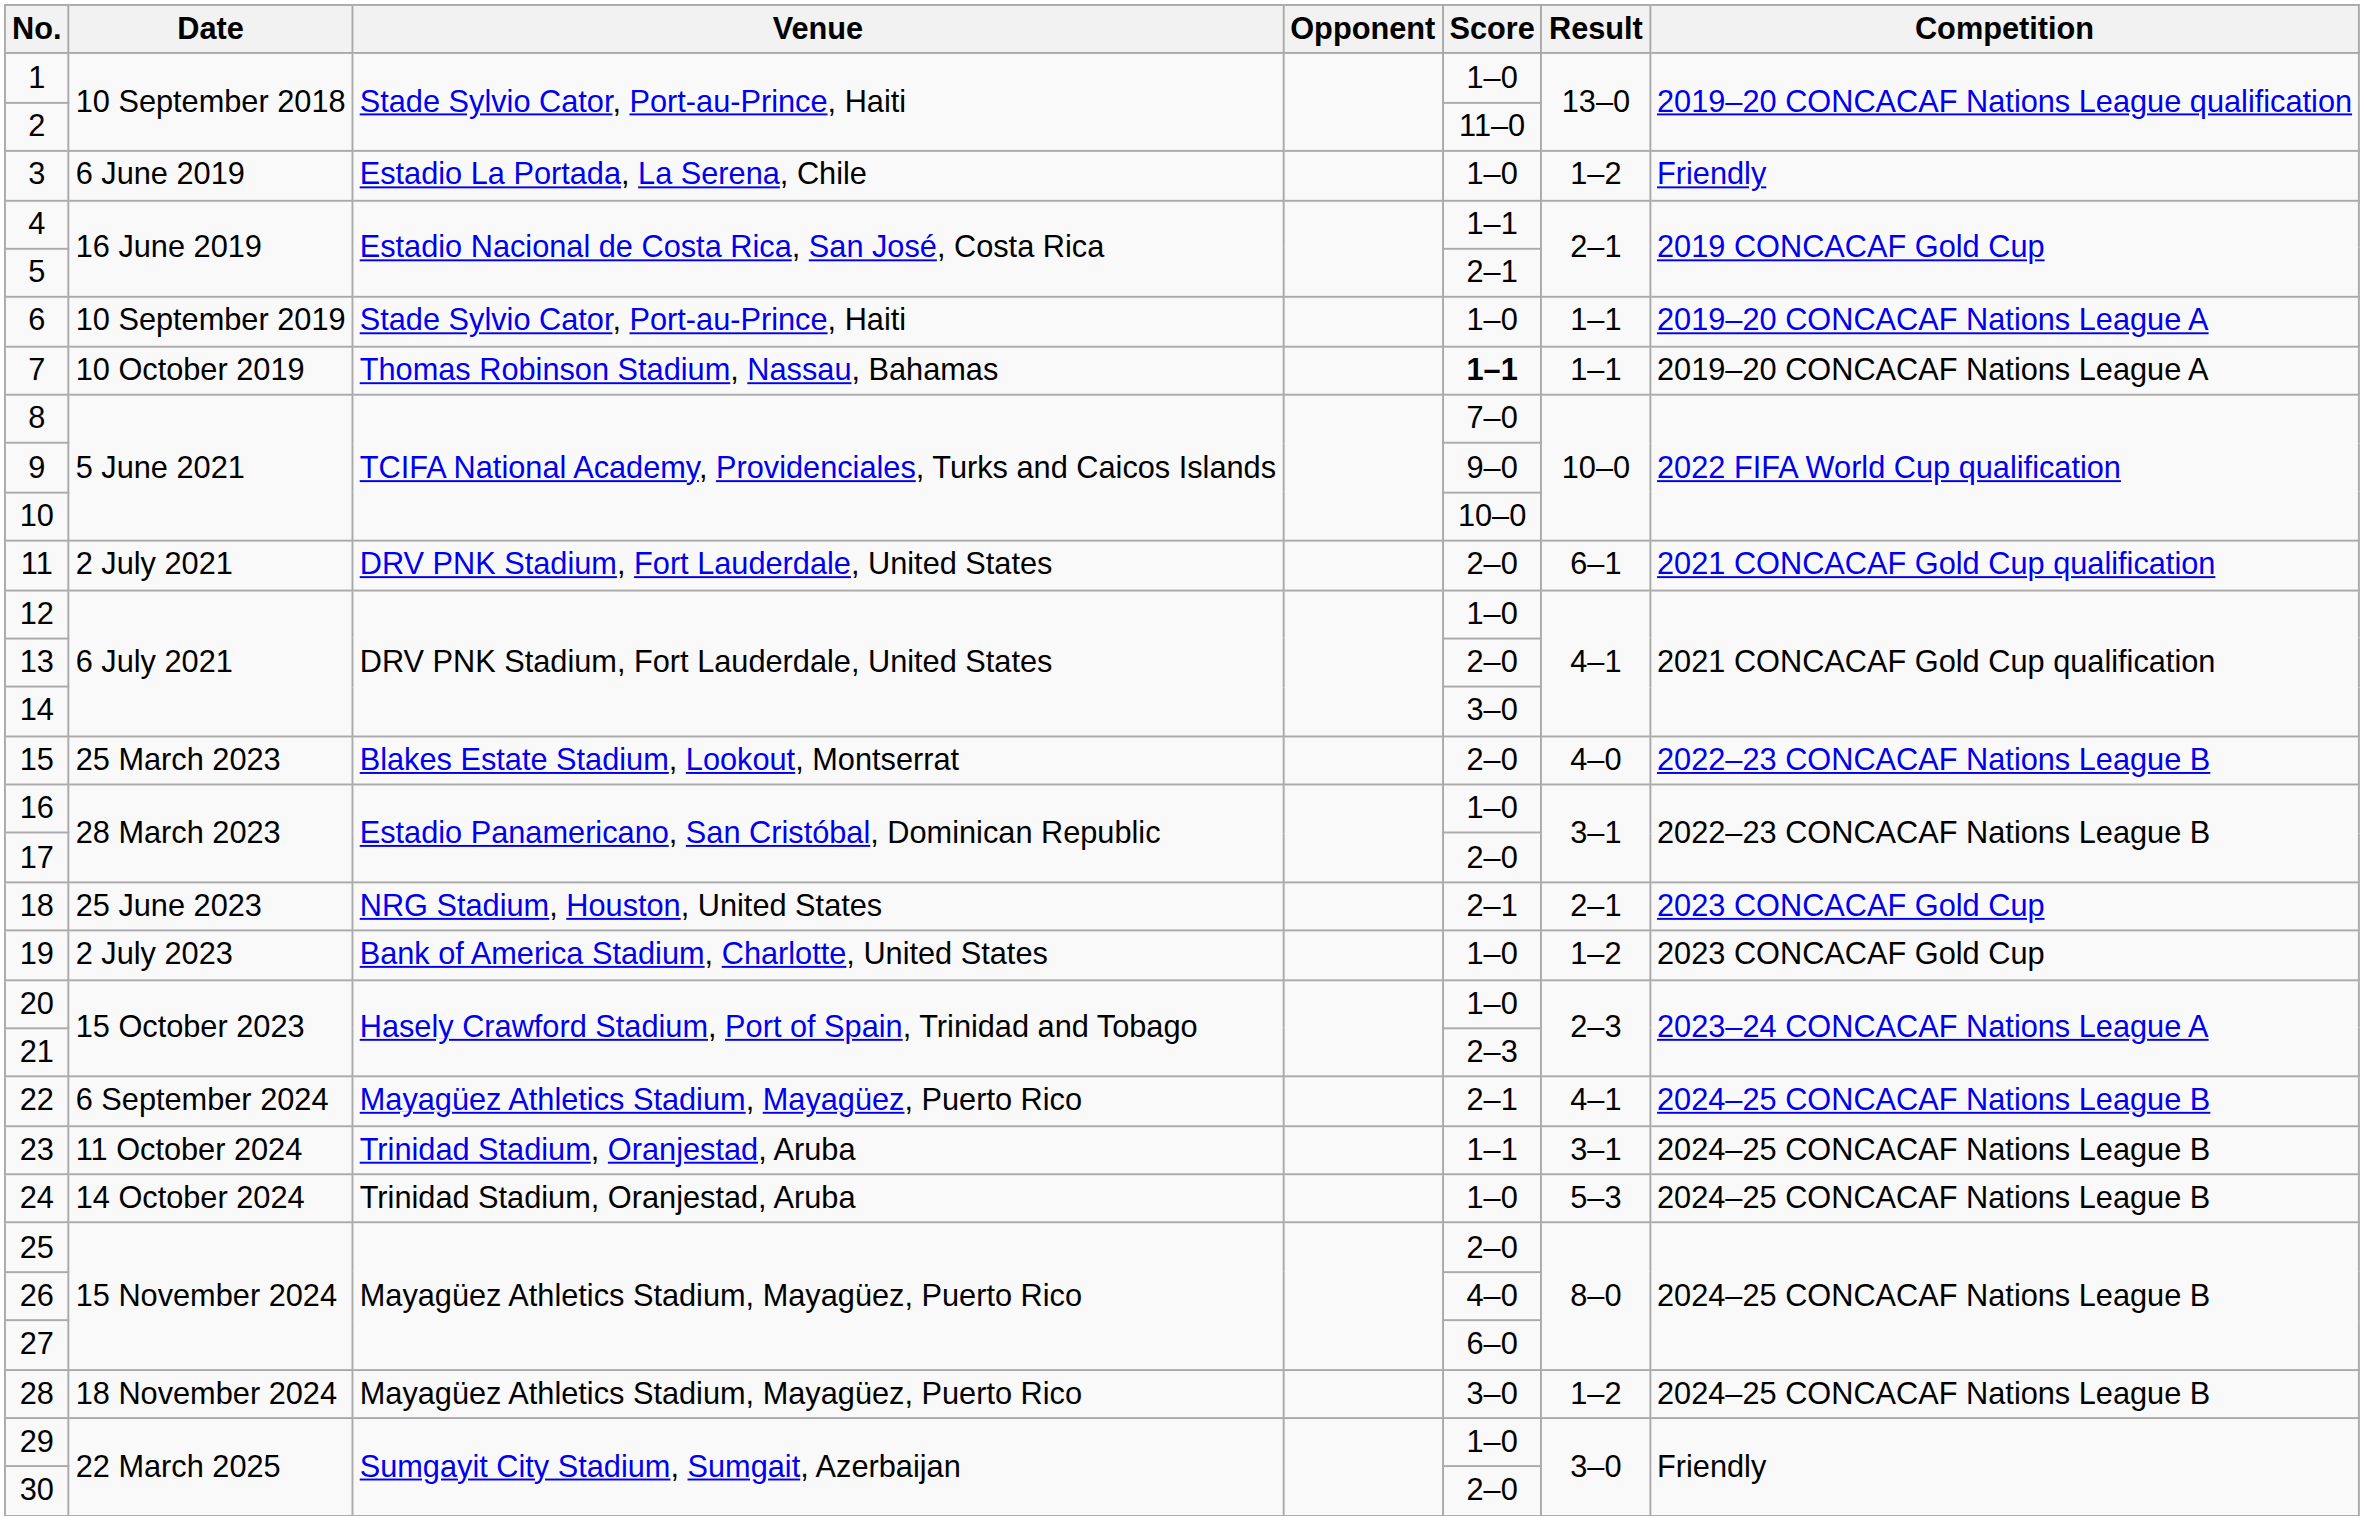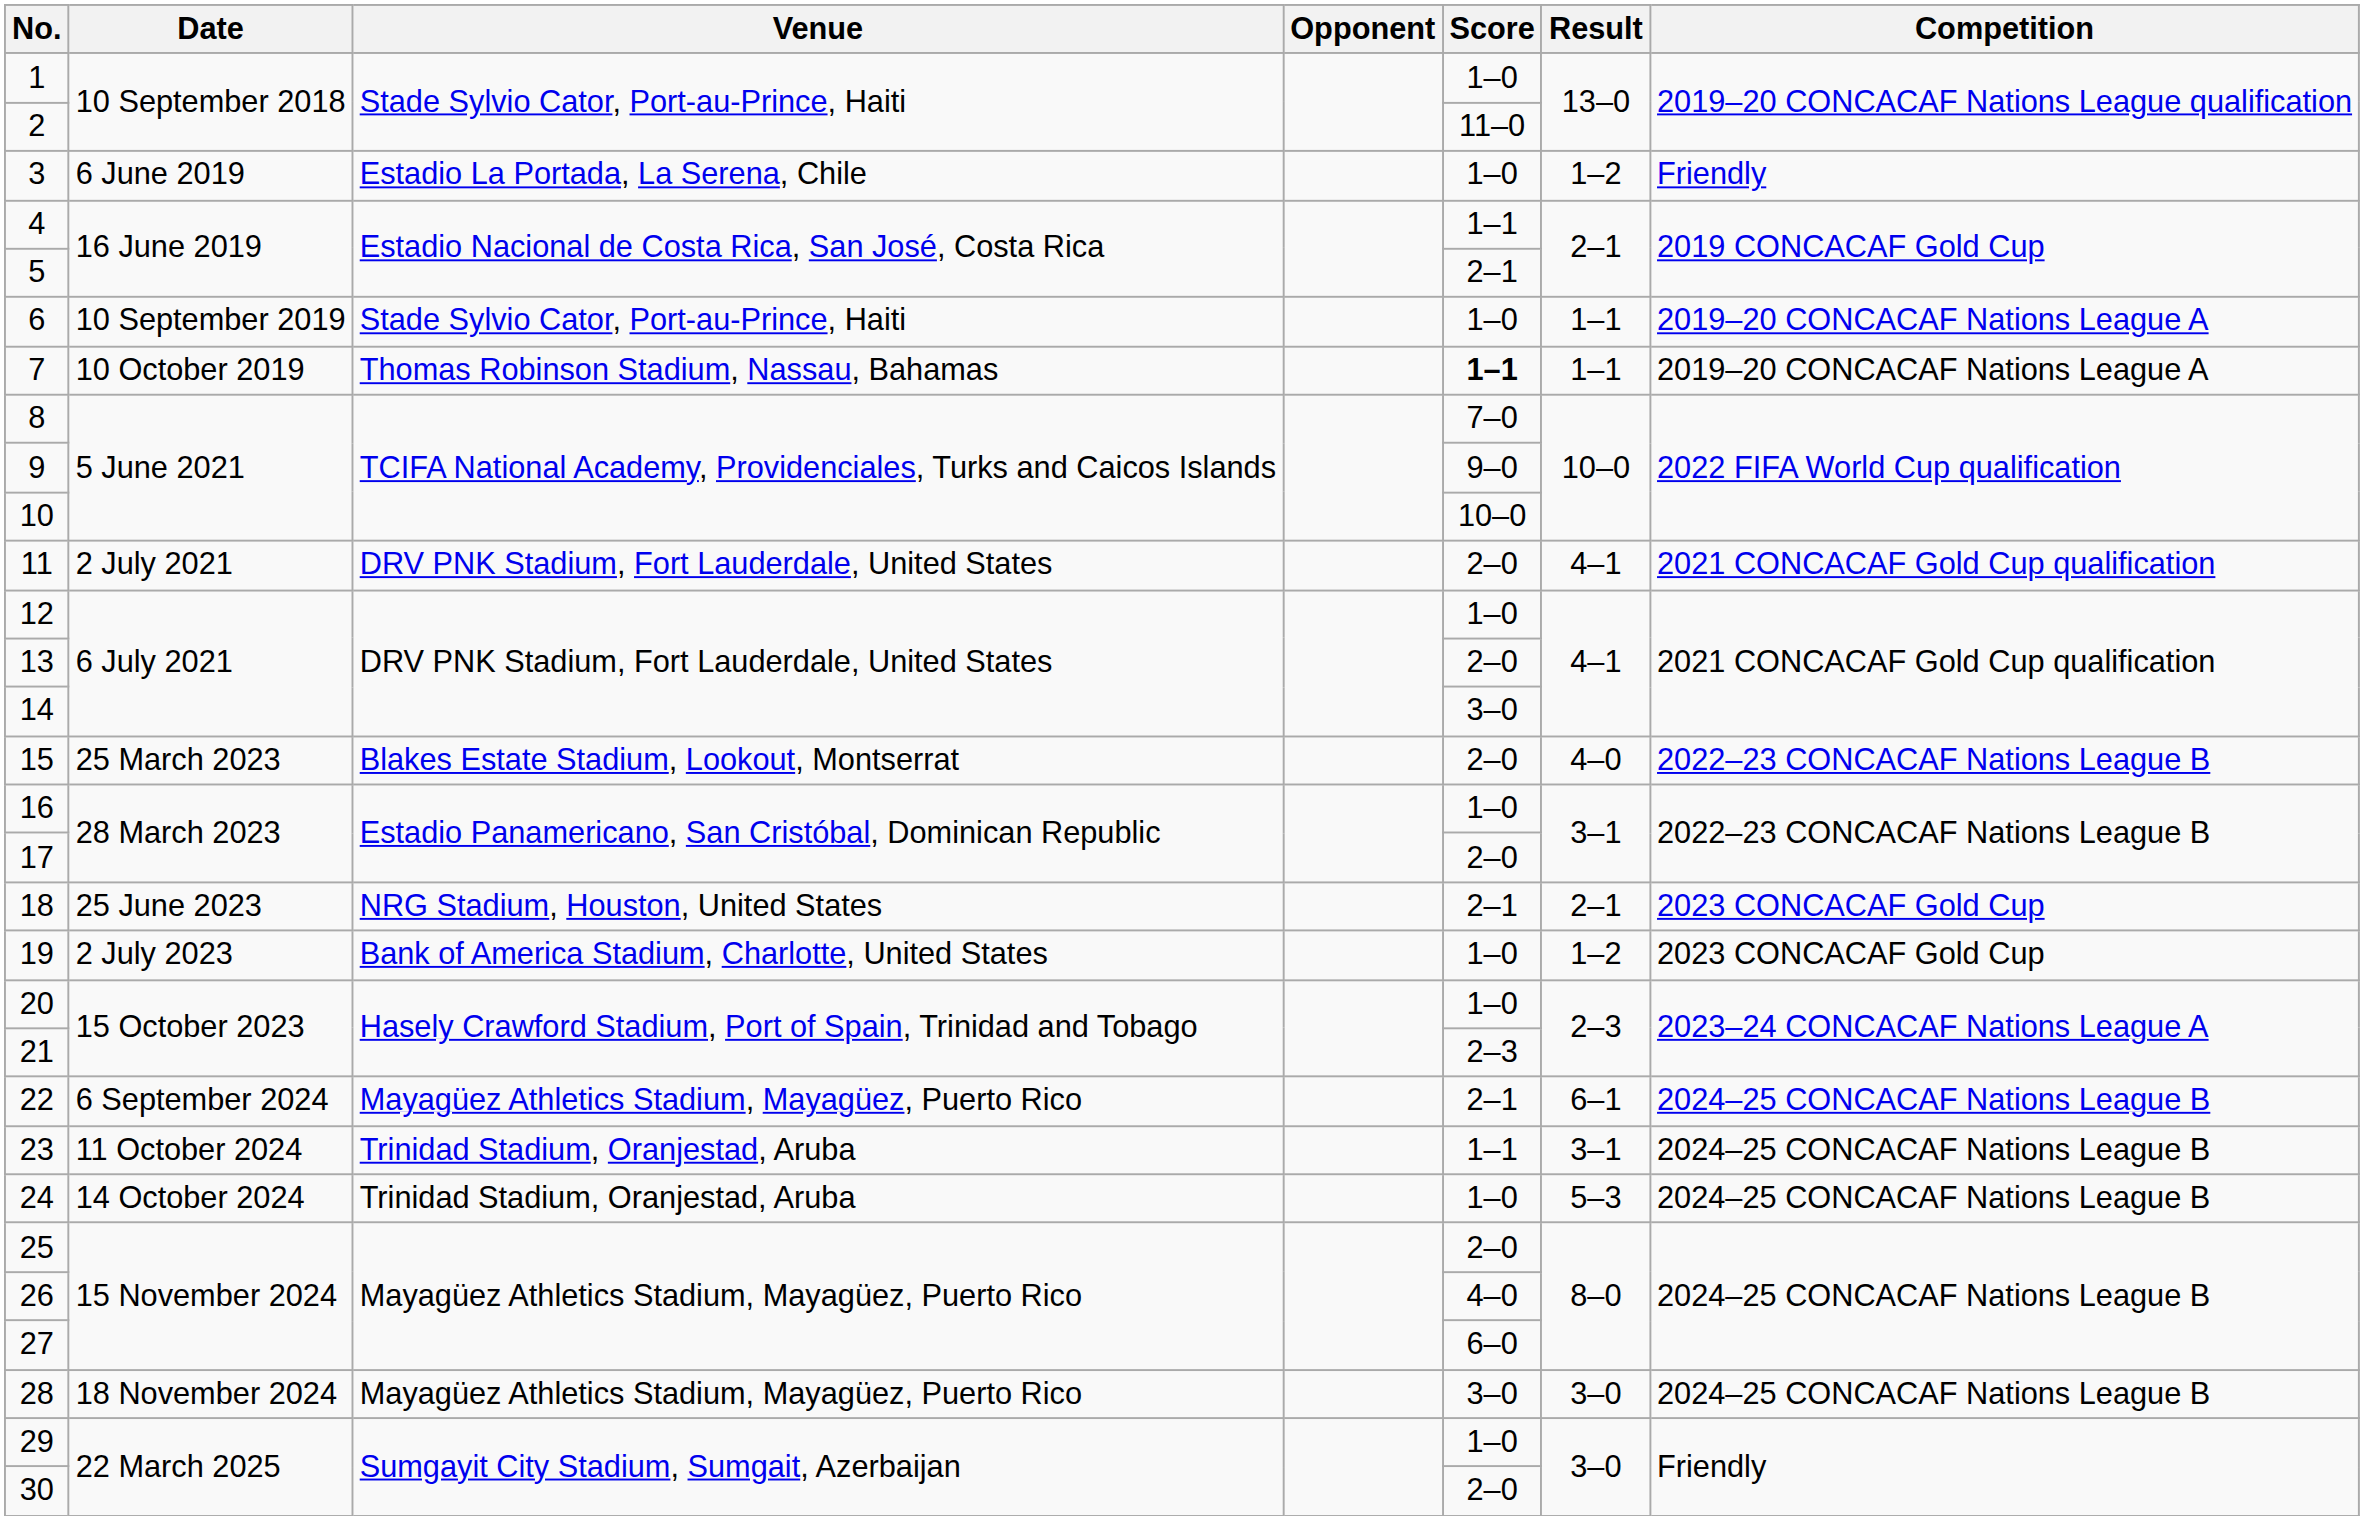(1596, 564) 6–1 -> (1596, 564) 4–1
(1596, 1100) 4–1 -> (1596, 1100) 6–1
(1596, 1393) 1–2 -> (1596, 1393) 3–0
